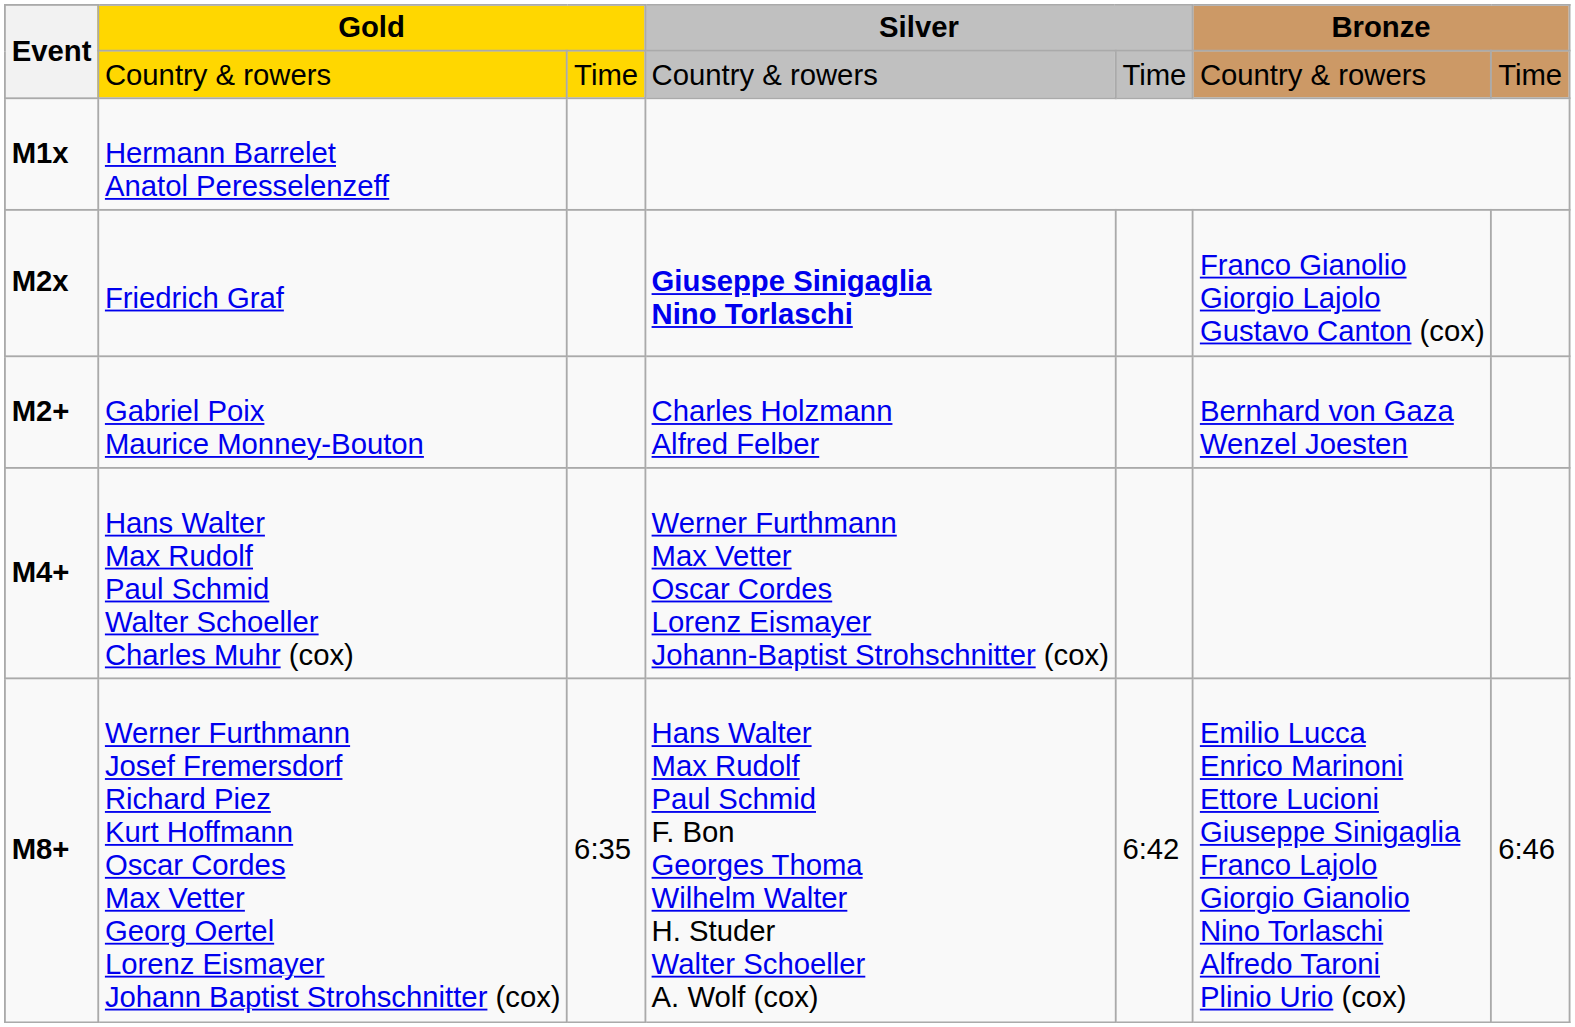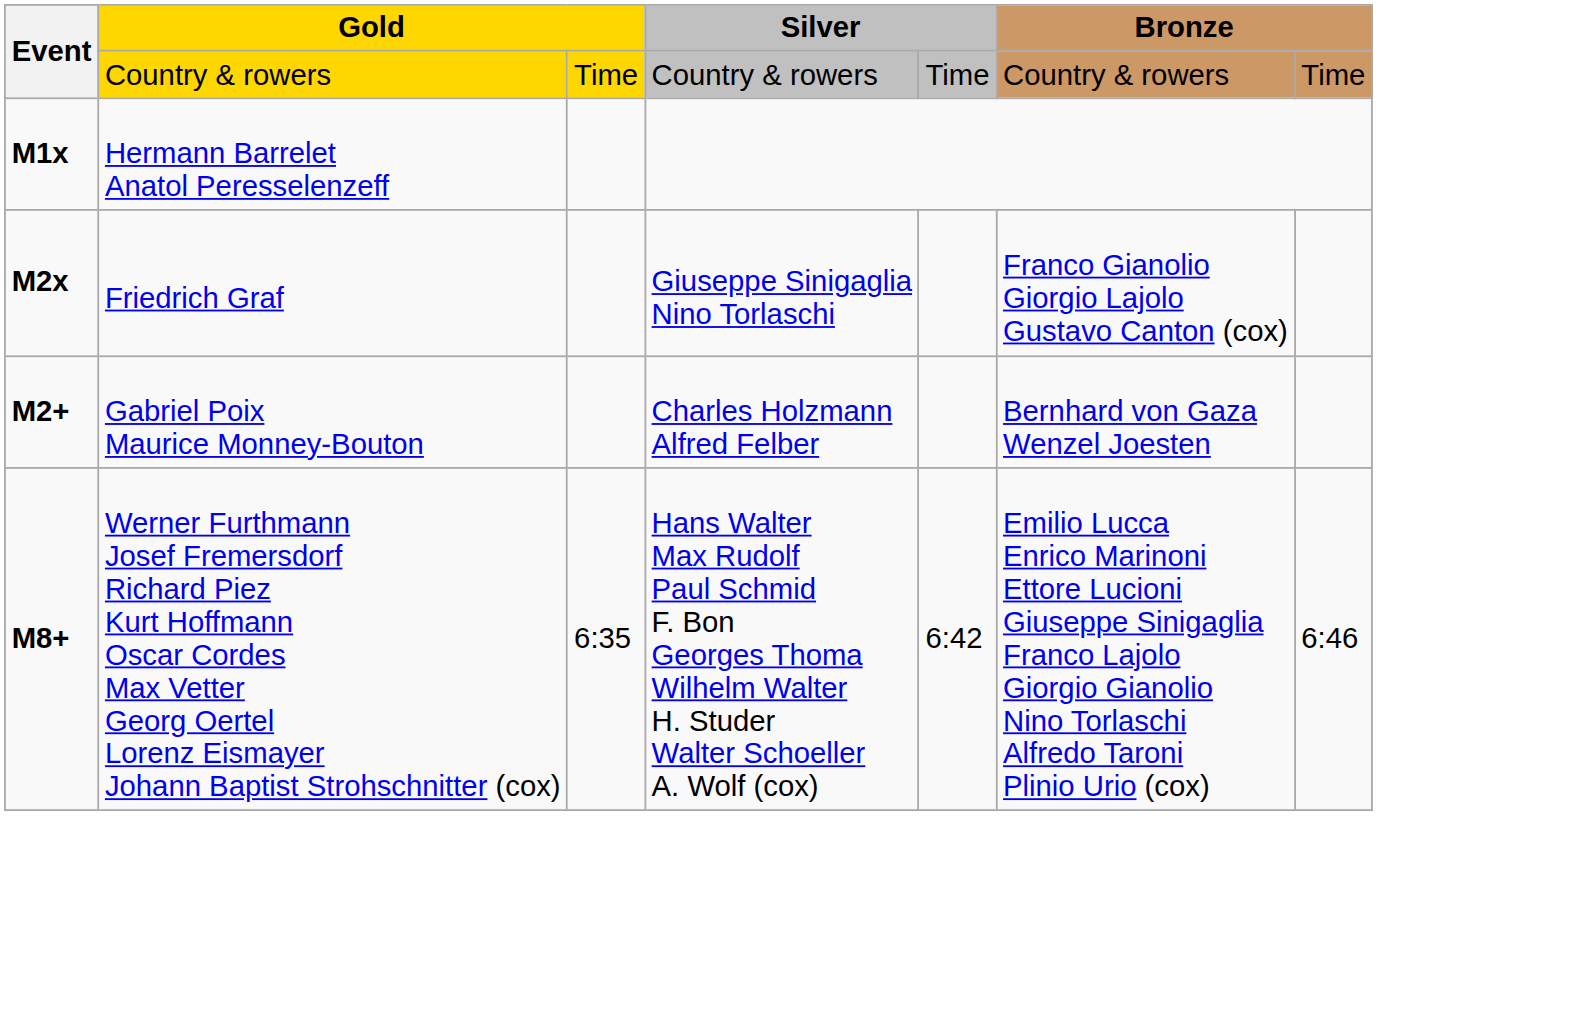(792, 298) bold -> (782, 298) normal
- row: (41, 572)
